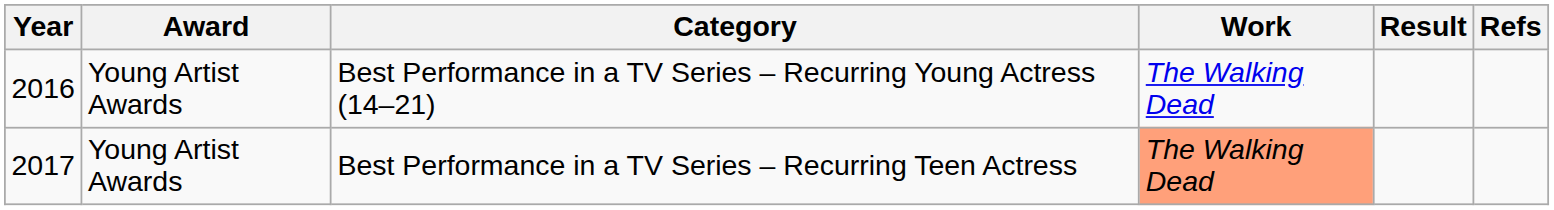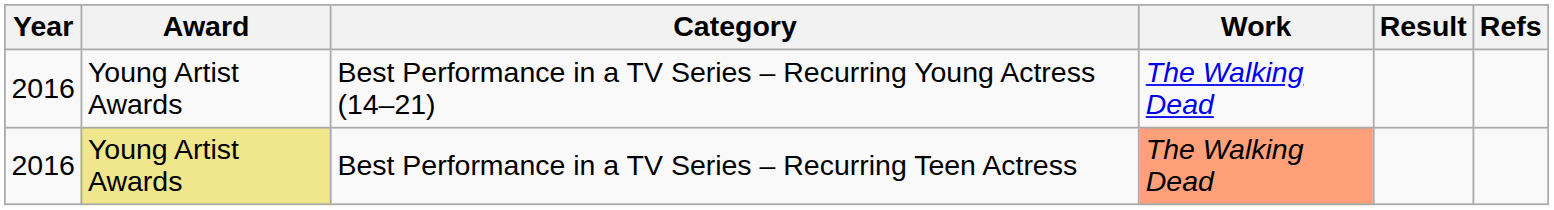(43, 165) 2017 -> (43, 165) 2016
(163, 165) no background -> (163, 165) khaki background
